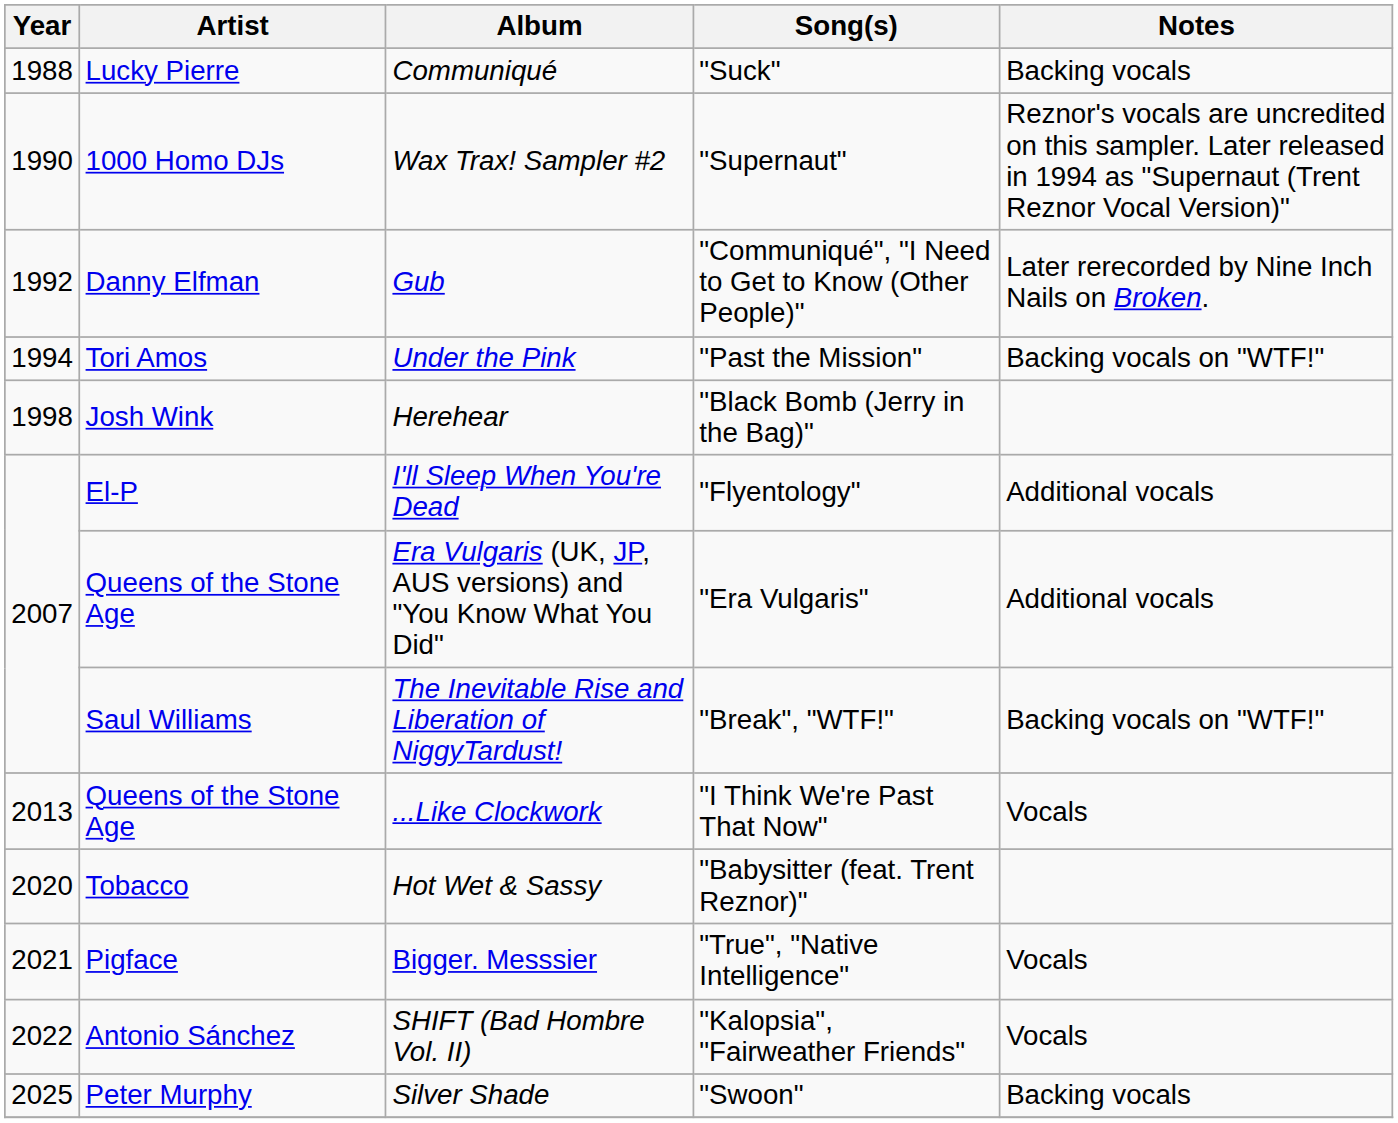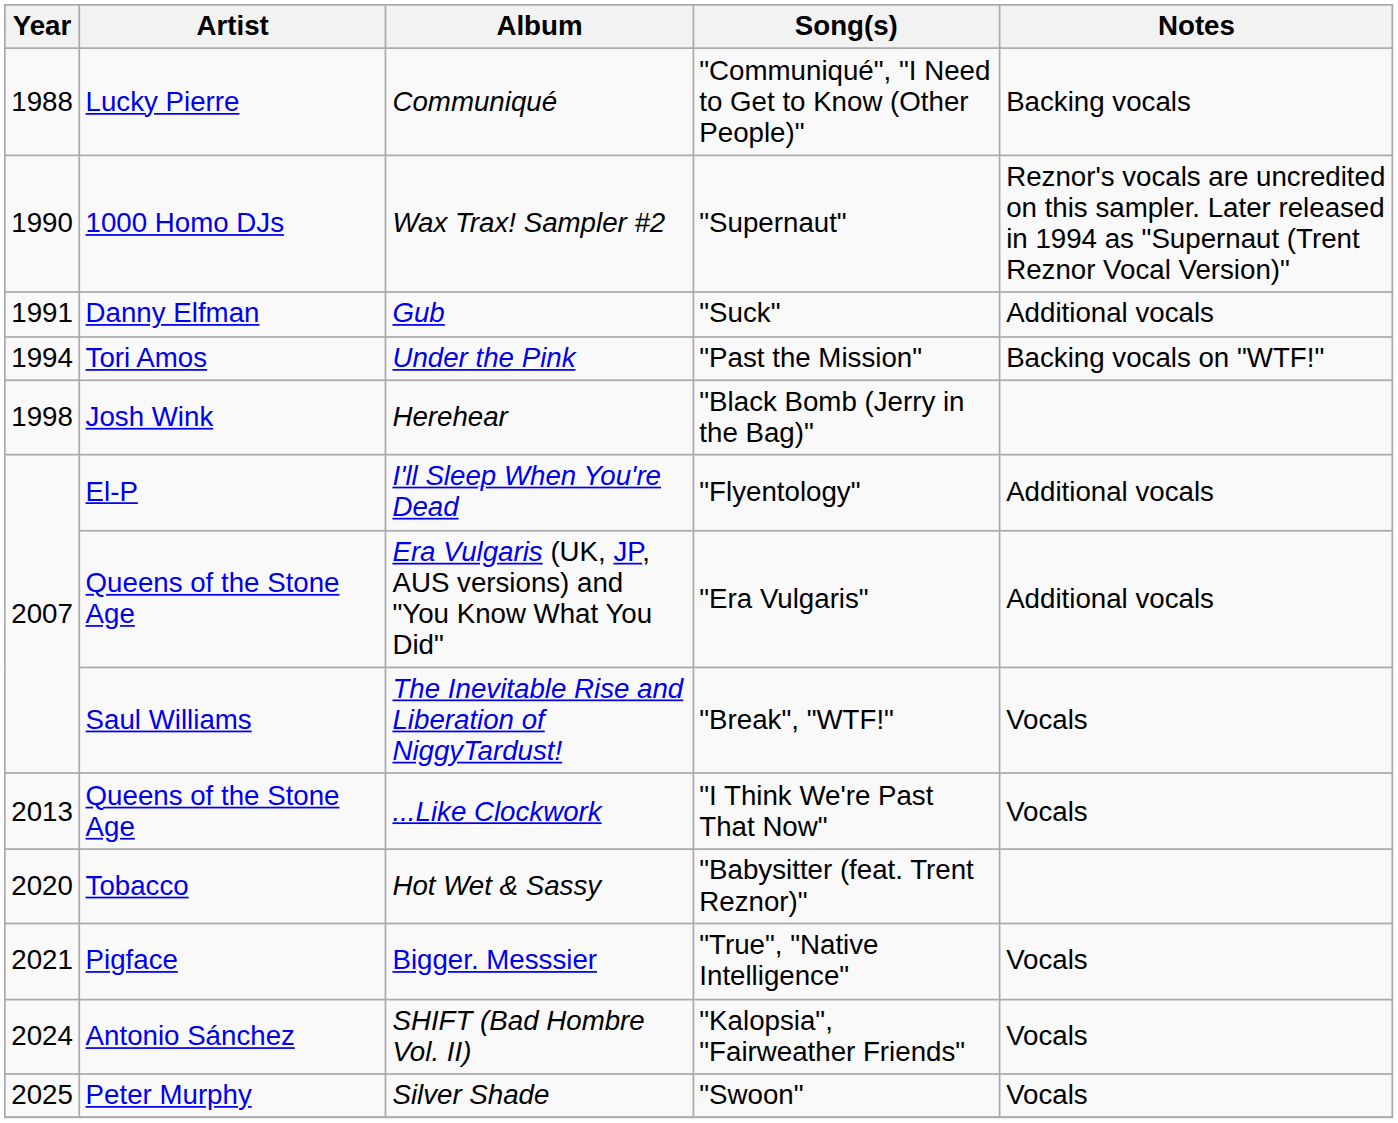(740, 70) "Suck" -> (845, 101) "Communiqué", "I Need to Get to Know (Other People)"
(42, 282) 1992 -> (42, 313) 1991
(845, 282) "Communiqué", "I Need to Get to Know (Other People)" -> (740, 313) "Suck"
(1189, 282) Later rerecorded by Nine Inch Nails on Broken. -> (1110, 313) Additional vocals
(1165, 720) Backing vocals on "WTF!" -> (1047, 720) Vocals
(42, 1035) 2022 -> (42, 1035) 2024
(1098, 1095) Backing vocals -> (1047, 1095) Vocals
